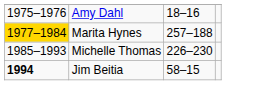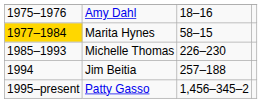(190, 32) 257–188 -> (196, 32) 58–15
(20, 70) bold -> (20, 70) normal
(183, 70) 58–15 -> (203, 70) 257–188
+ row: (117, 88)
